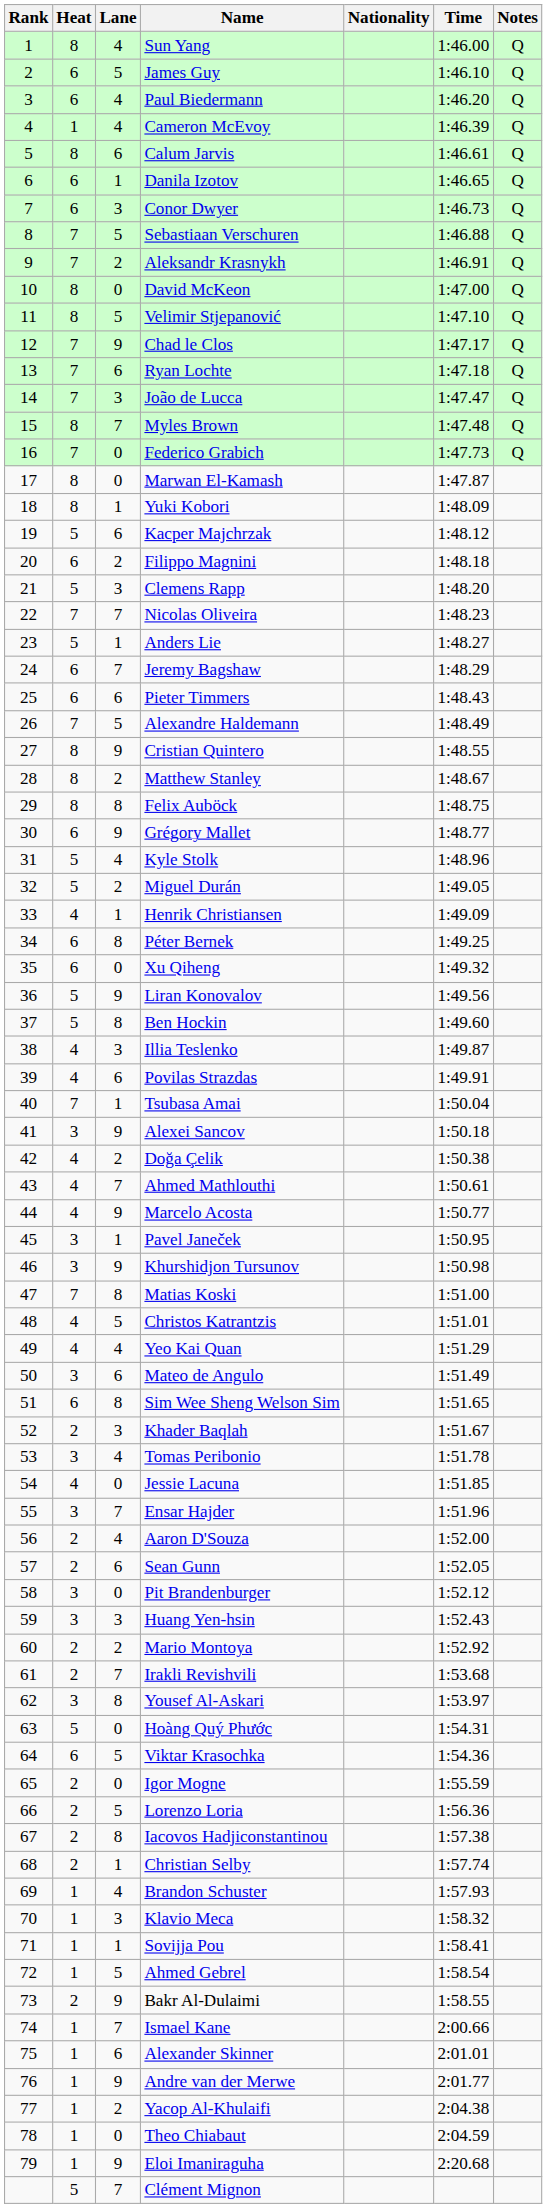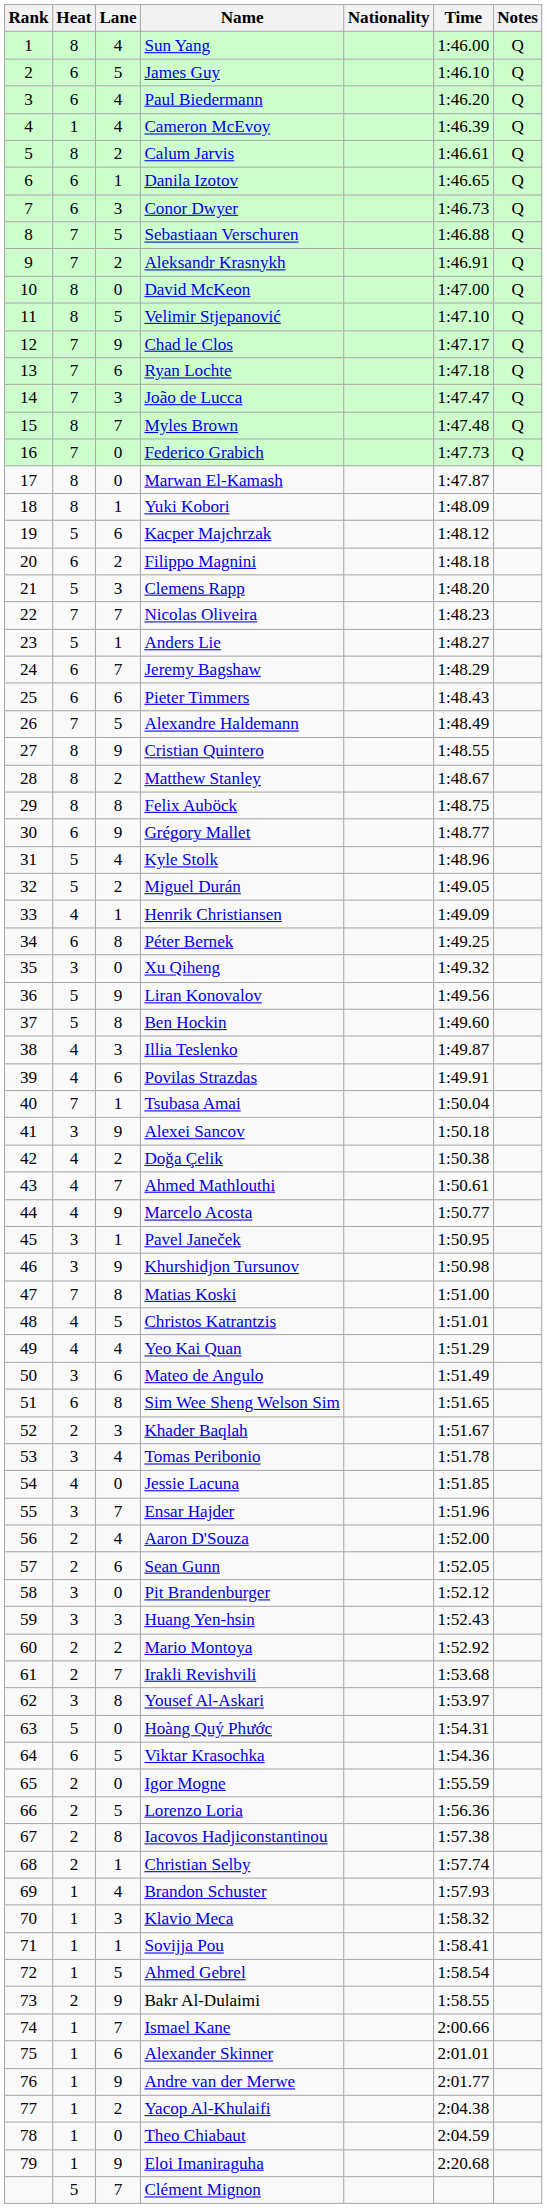(118, 153) 6 -> (118, 153) 2
(74, 968) 6 -> (74, 968) 3
